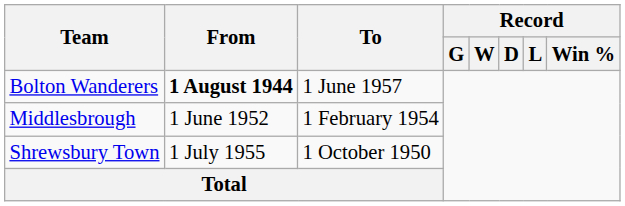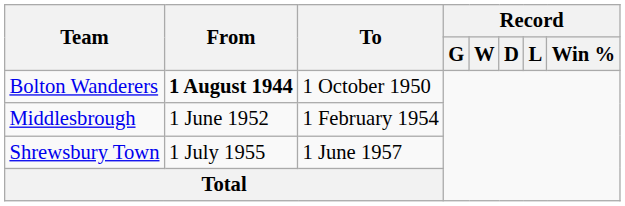(352, 86) 1 June 1957 -> (367, 86) 1 October 1950
(367, 151) 1 October 1950 -> (352, 151) 1 June 1957
